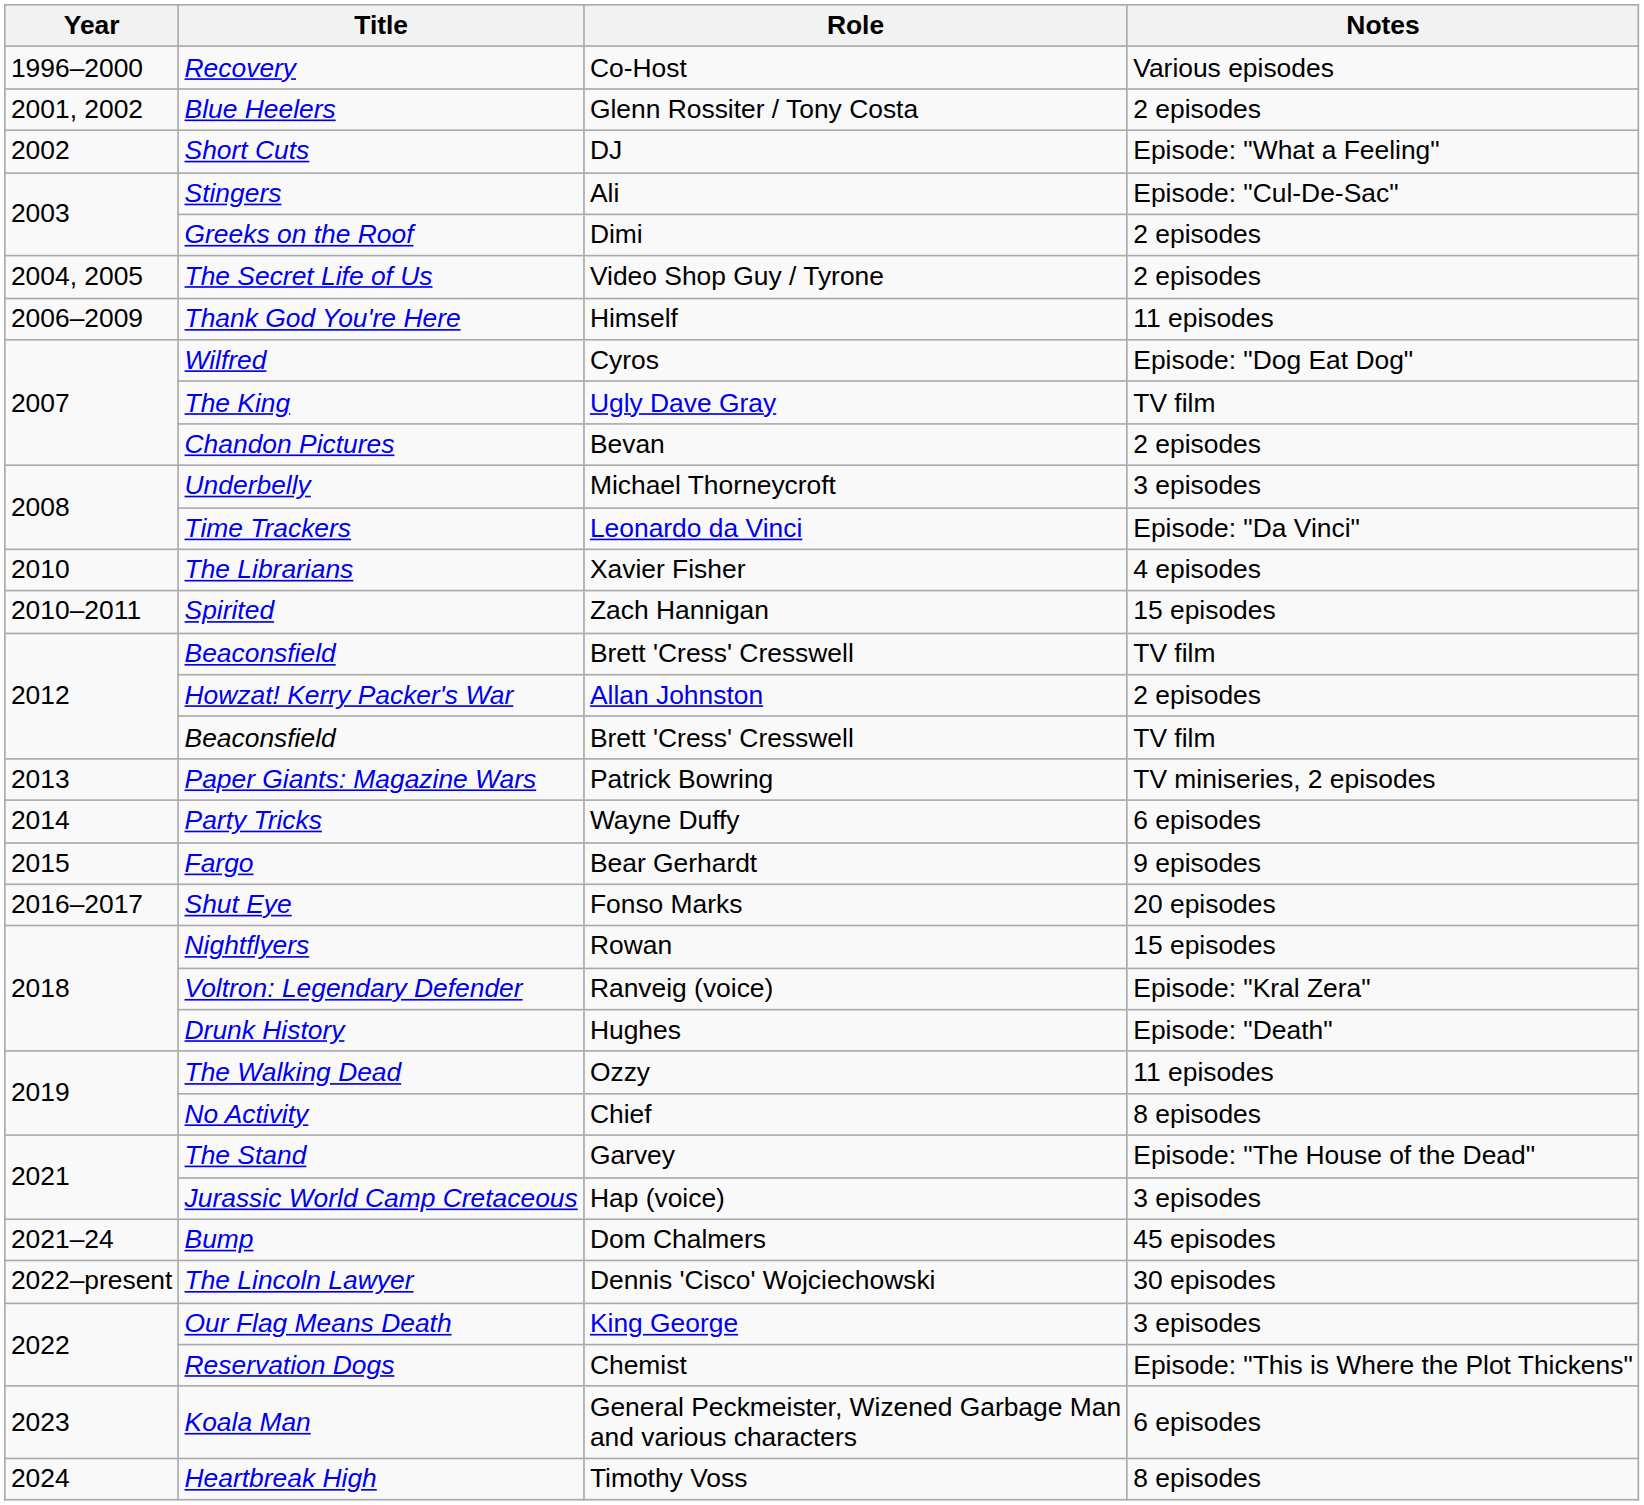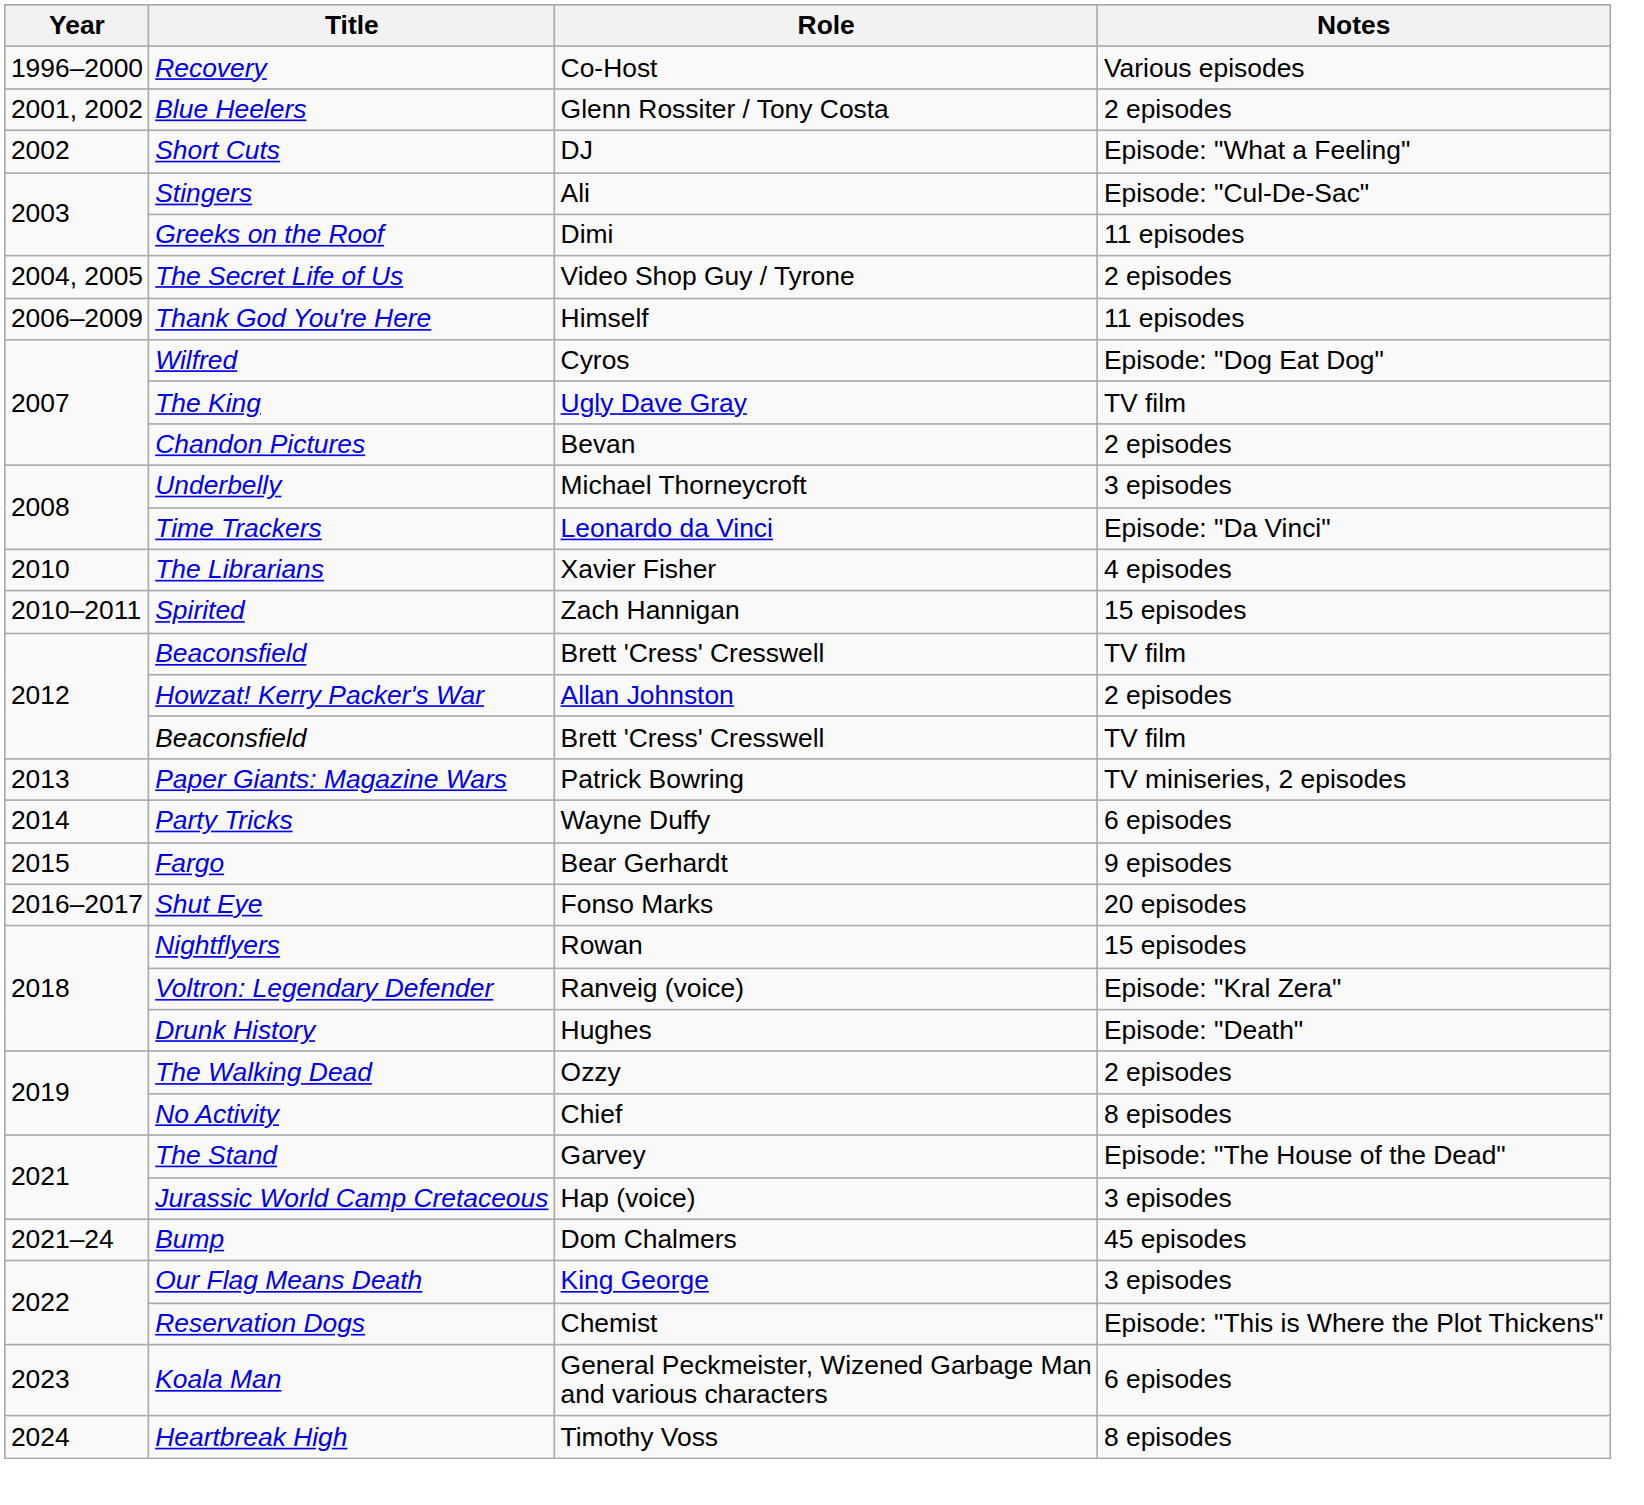(1197, 234) 2 episodes -> (1174, 234) 11 episodes
(1203, 1072) 11 episodes -> (1168, 1072) 2 episodes
- row: (299, 1281)
